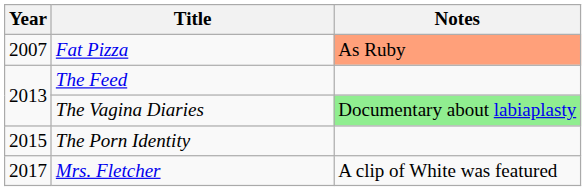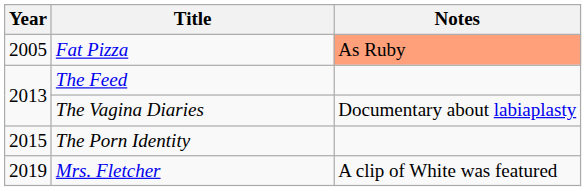(28, 49) 2007 -> (28, 49) 2005
(457, 110) lightgreen background -> (457, 110) no background
(28, 170) 2017 -> (28, 170) 2019
